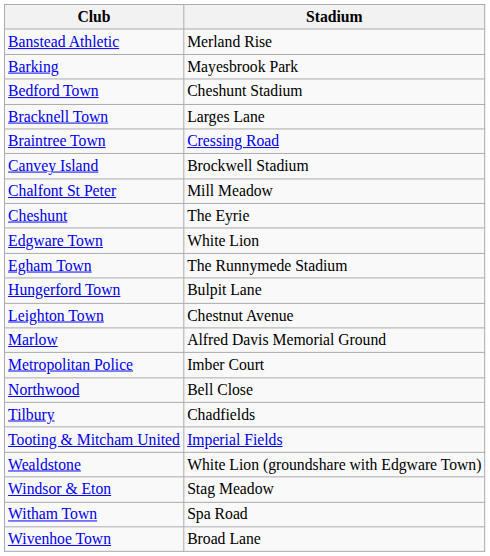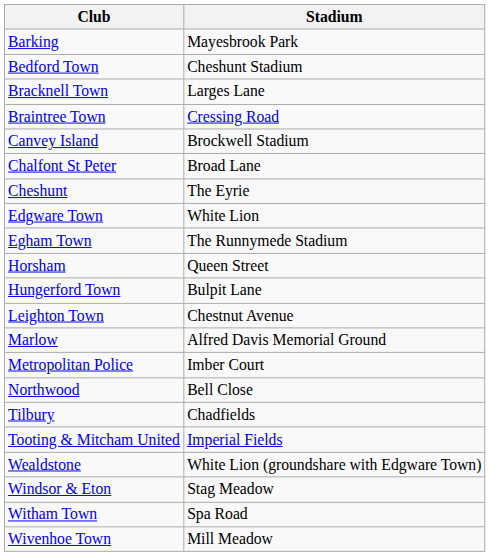- row: (64, 41)
(230, 191) Mill Meadow -> (224, 166) Broad Lane
+ row: (37, 265)
(224, 539) Broad Lane -> (230, 539) Mill Meadow
